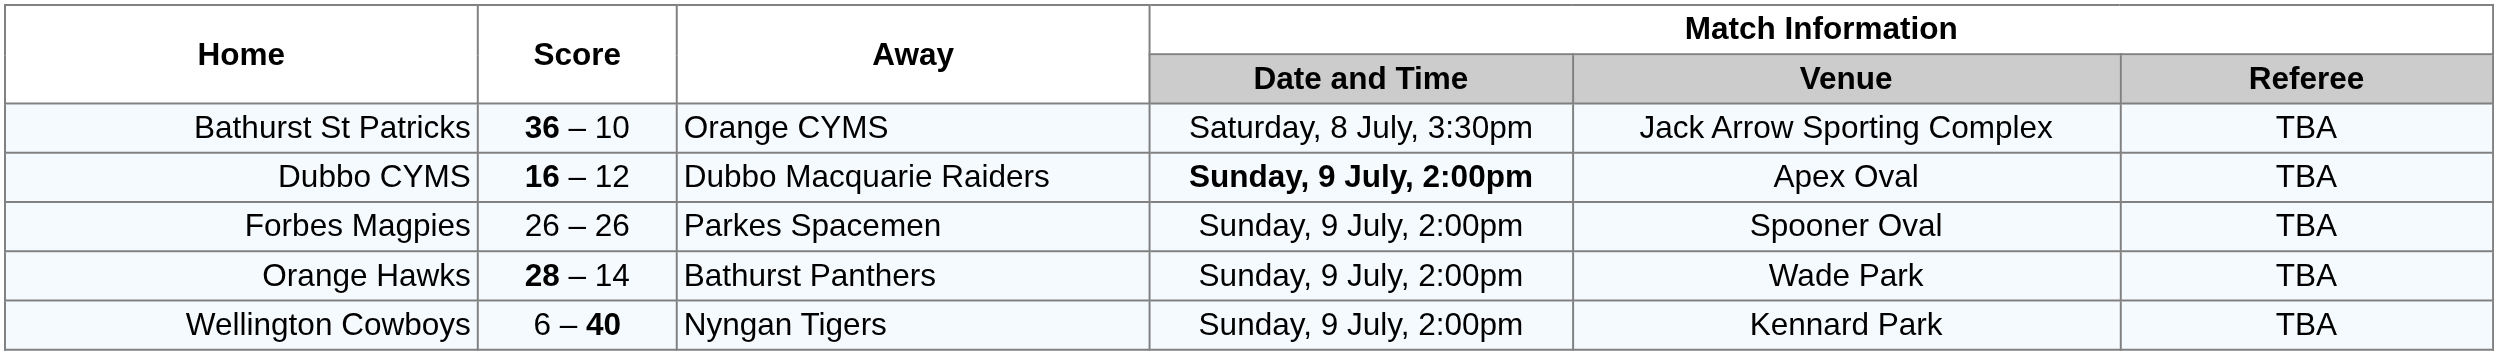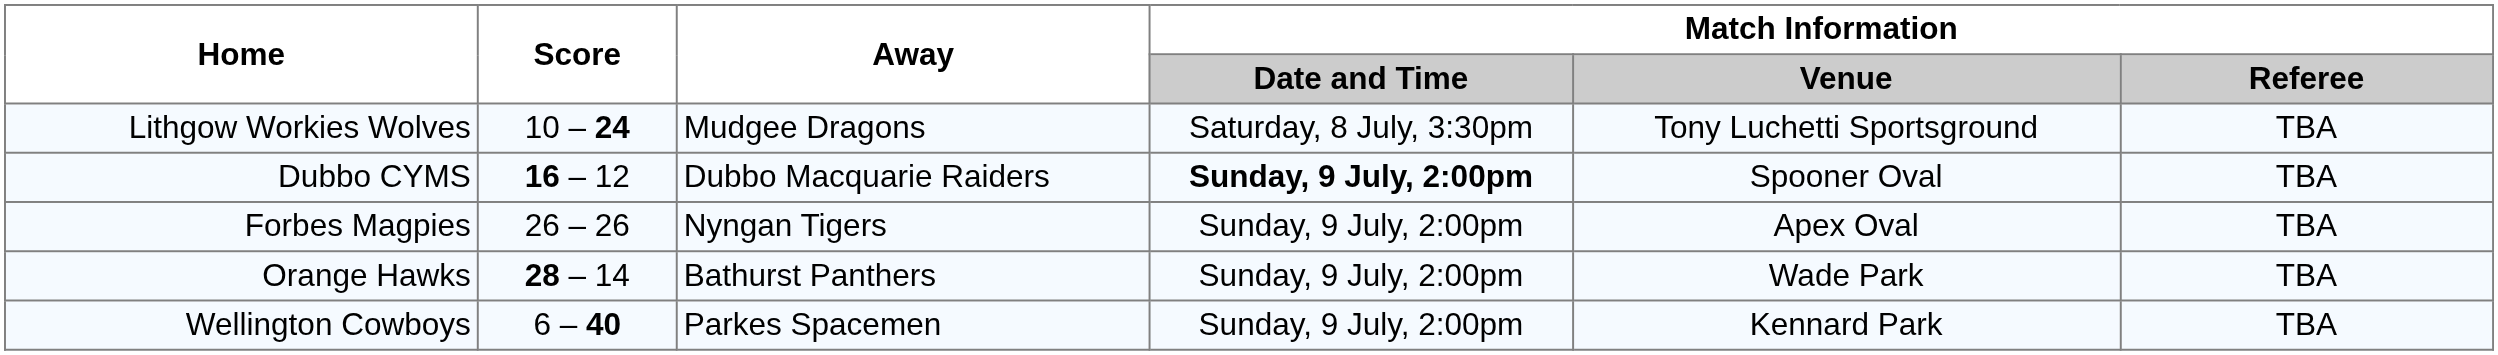- row: (332, 127)
+ row: (300, 127)
(1846, 176) Apex Oval -> (1846, 176) Spooner Oval
(812, 226) Parkes Spacemen -> (785, 226) Nyngan Tigers
(1846, 226) Spooner Oval -> (1846, 226) Apex Oval
(785, 324) Nyngan Tigers -> (812, 324) Parkes Spacemen
